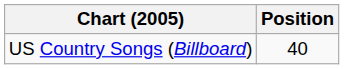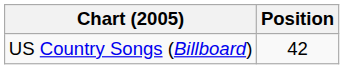(297, 48) 40 -> (297, 48) 42
